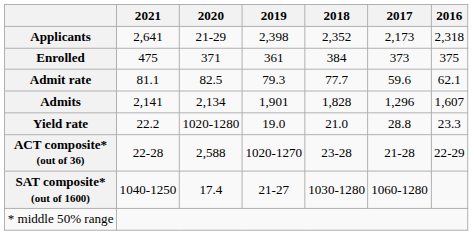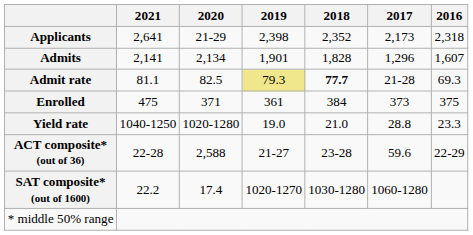rows swapped: (61, 101) <-> (61, 58)
(274, 80) no background -> (274, 80) khaki background
(337, 80) normal -> (337, 80) bold
(400, 80) 59.6 -> (400, 80) 21-28
(449, 80) 62.1 -> (449, 80) 69.3
(148, 123) 22.2 -> (148, 123) 1040-1250
(274, 152) 1020-1270 -> (274, 152) 21-27
(400, 152) 21-28 -> (400, 152) 59.6
(148, 189) 1040-1250 -> (148, 189) 22.2
(274, 189) 21-27 -> (274, 189) 1020-1270
